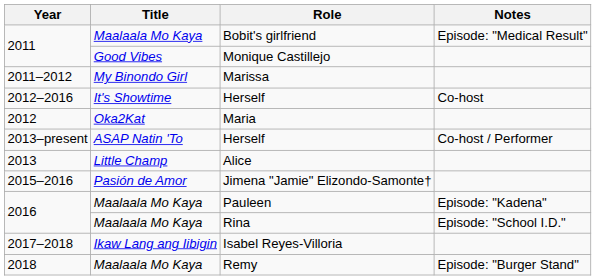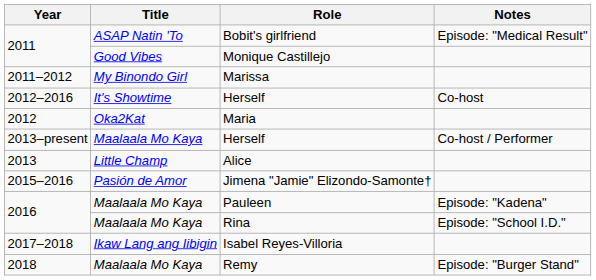(148, 35) Maalaala Mo Kaya -> (138, 35) ASAP Natin 'To
(138, 139) ASAP Natin 'To -> (148, 139) Maalaala Mo Kaya
